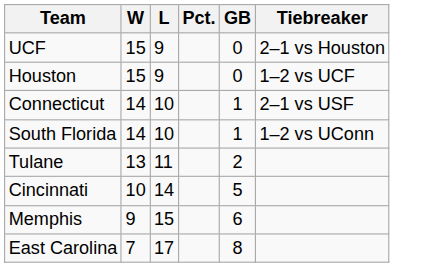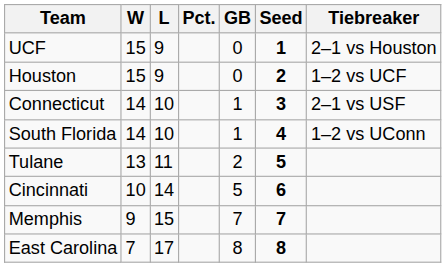+ column: (281, 18)
(238, 219) 6 -> (238, 219) 7
